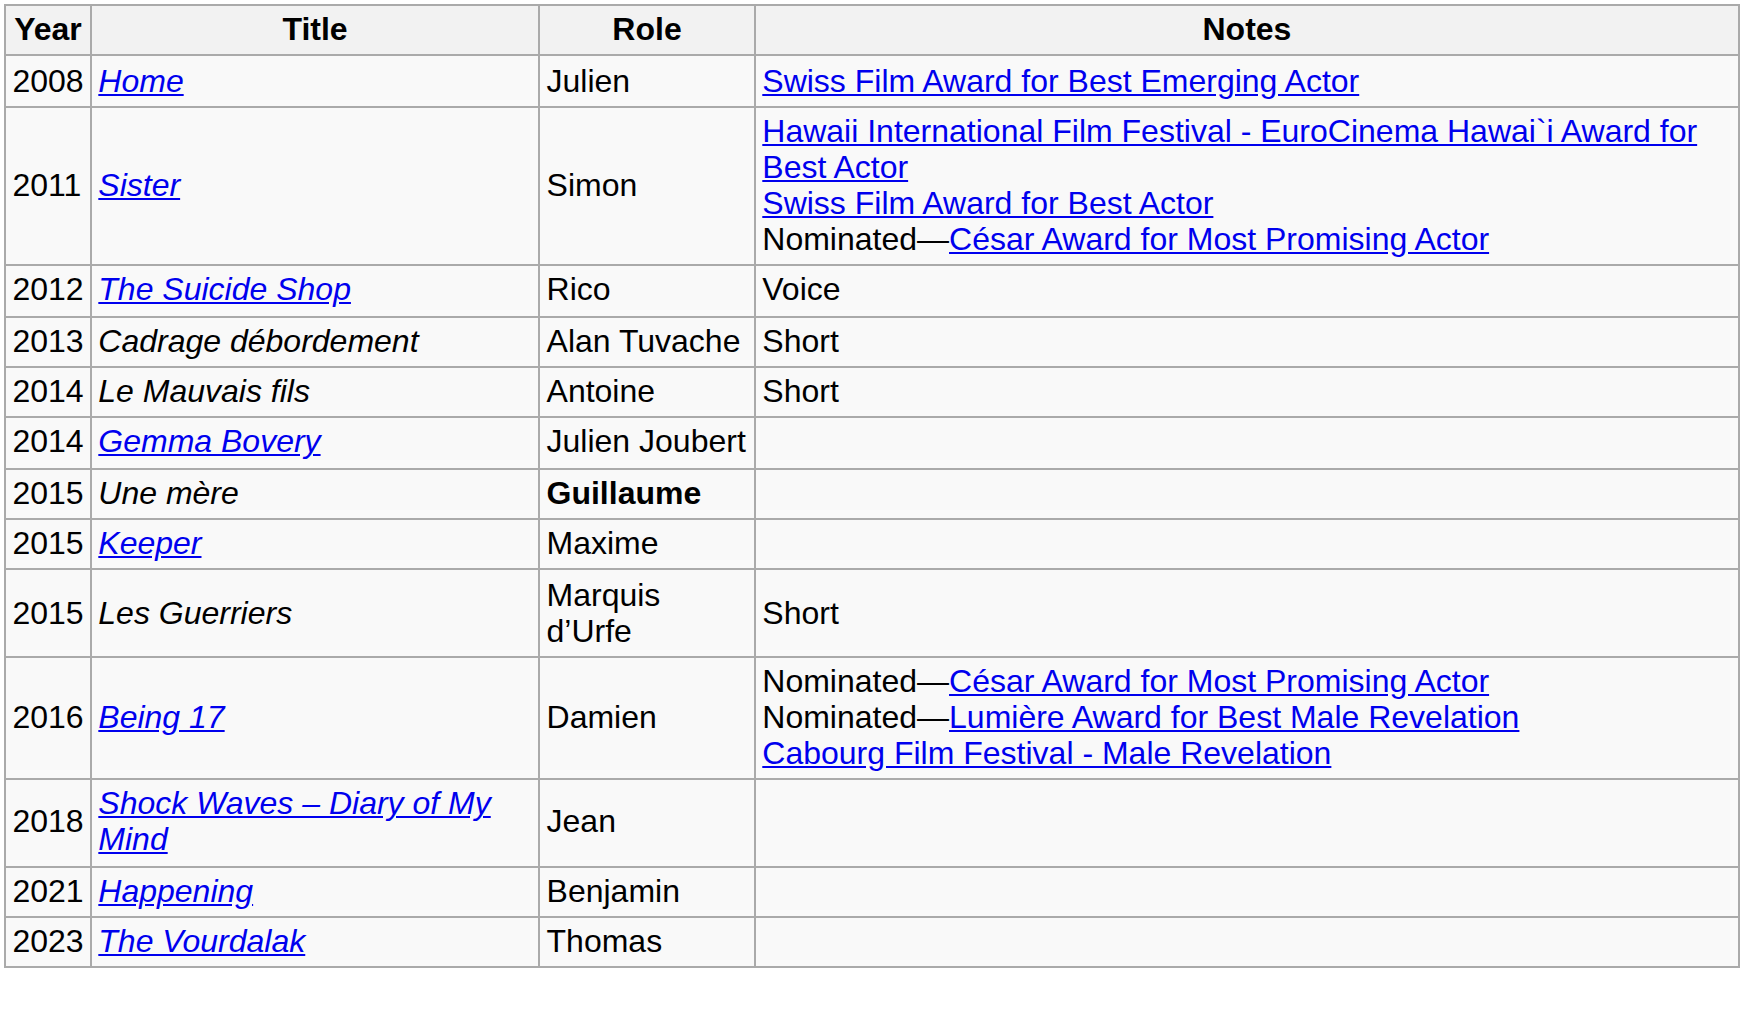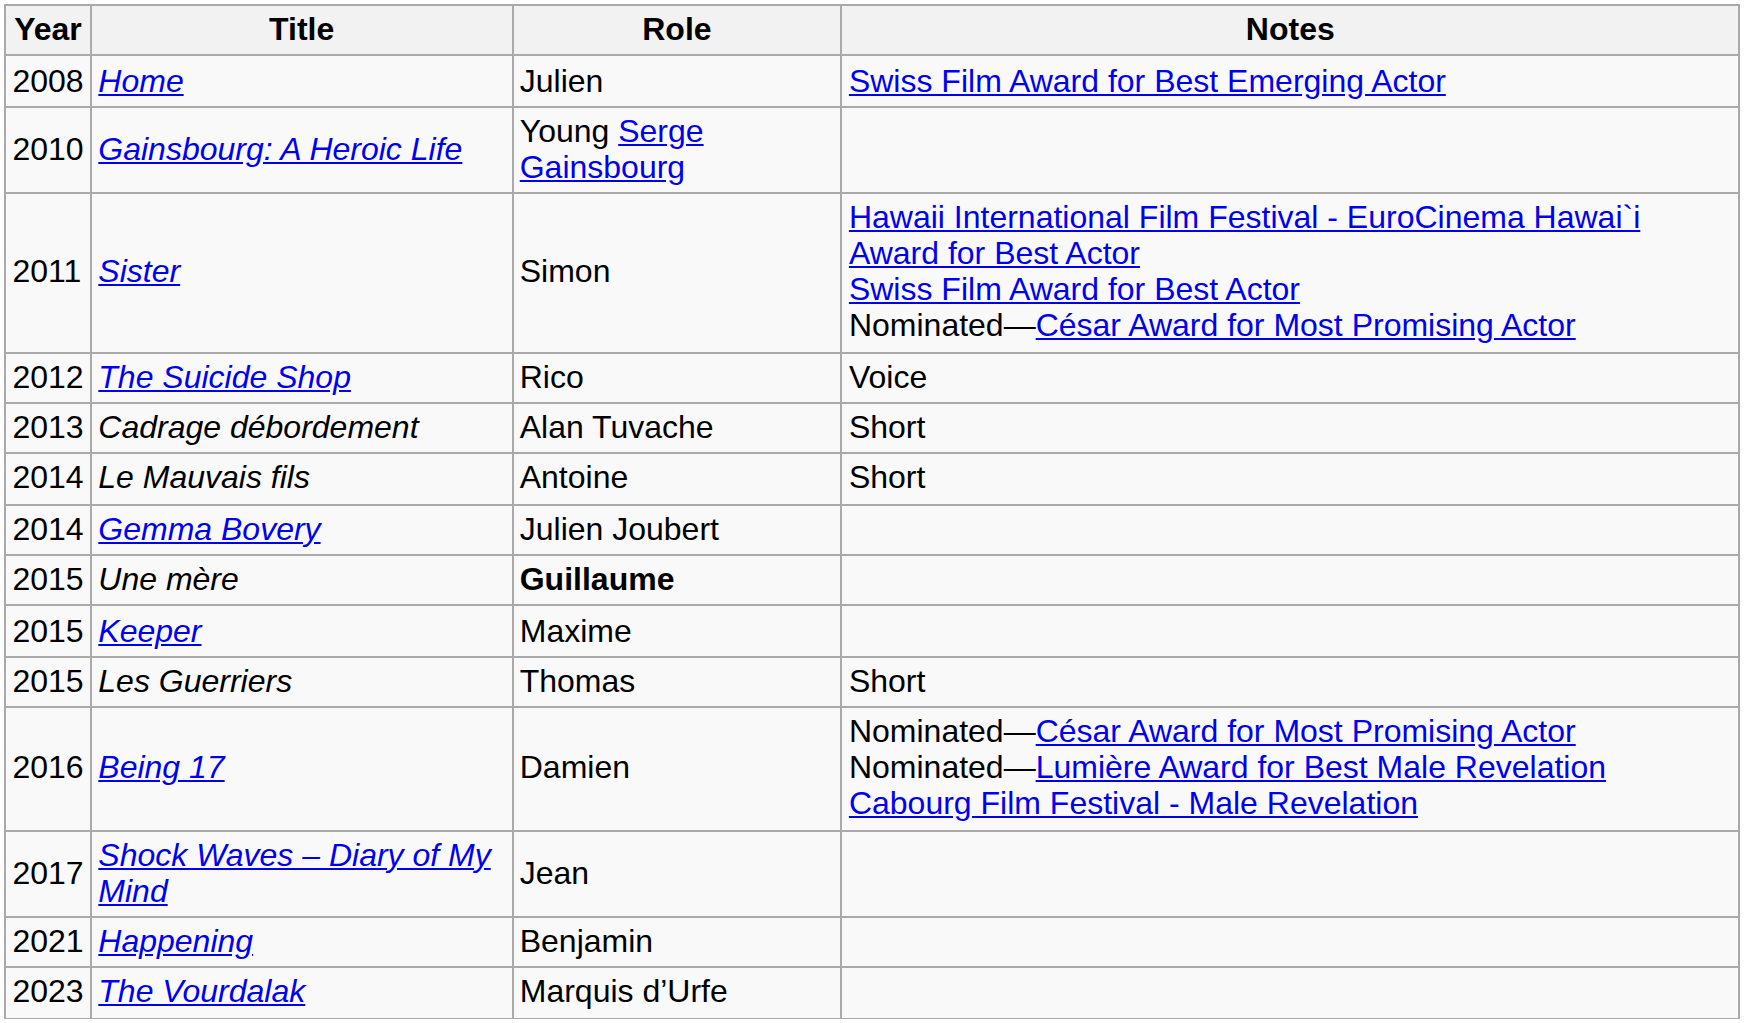+ row: (280, 149)
(603, 612) Marquis d’Urfe -> (578, 681) Thomas
(48, 822) 2018 -> (48, 872) 2017
(604, 941) Thomas -> (624, 992) Marquis d’Urfe
